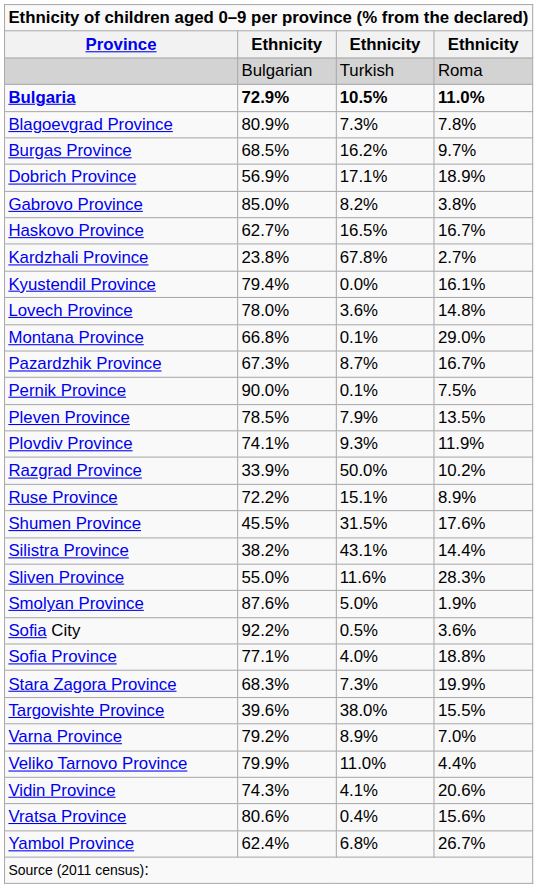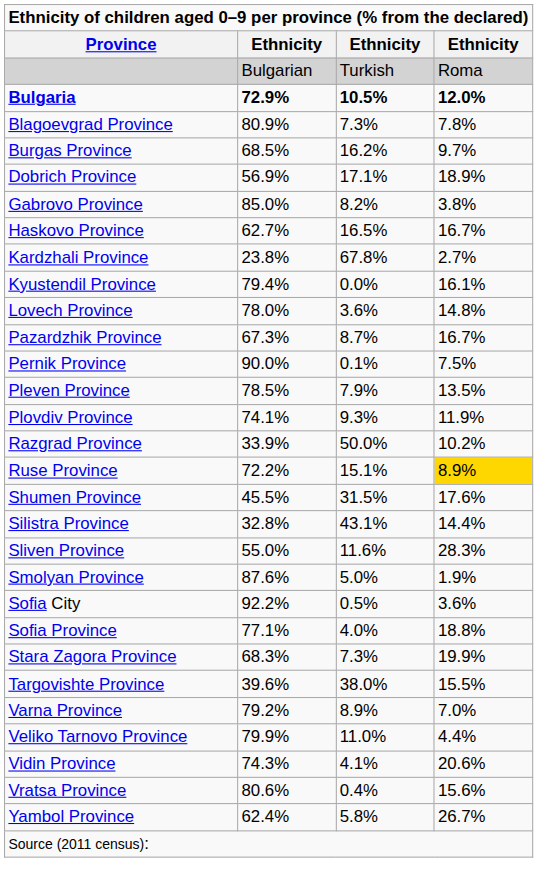(461, 97) 11.0% -> (462, 97) 12.0%
- row: (76, 337)
(457, 497) no background -> (457, 470) gold background
(265, 550) 38.2% -> (265, 524) 32.8%
(359, 843) 6.8% -> (359, 817) 5.8%
